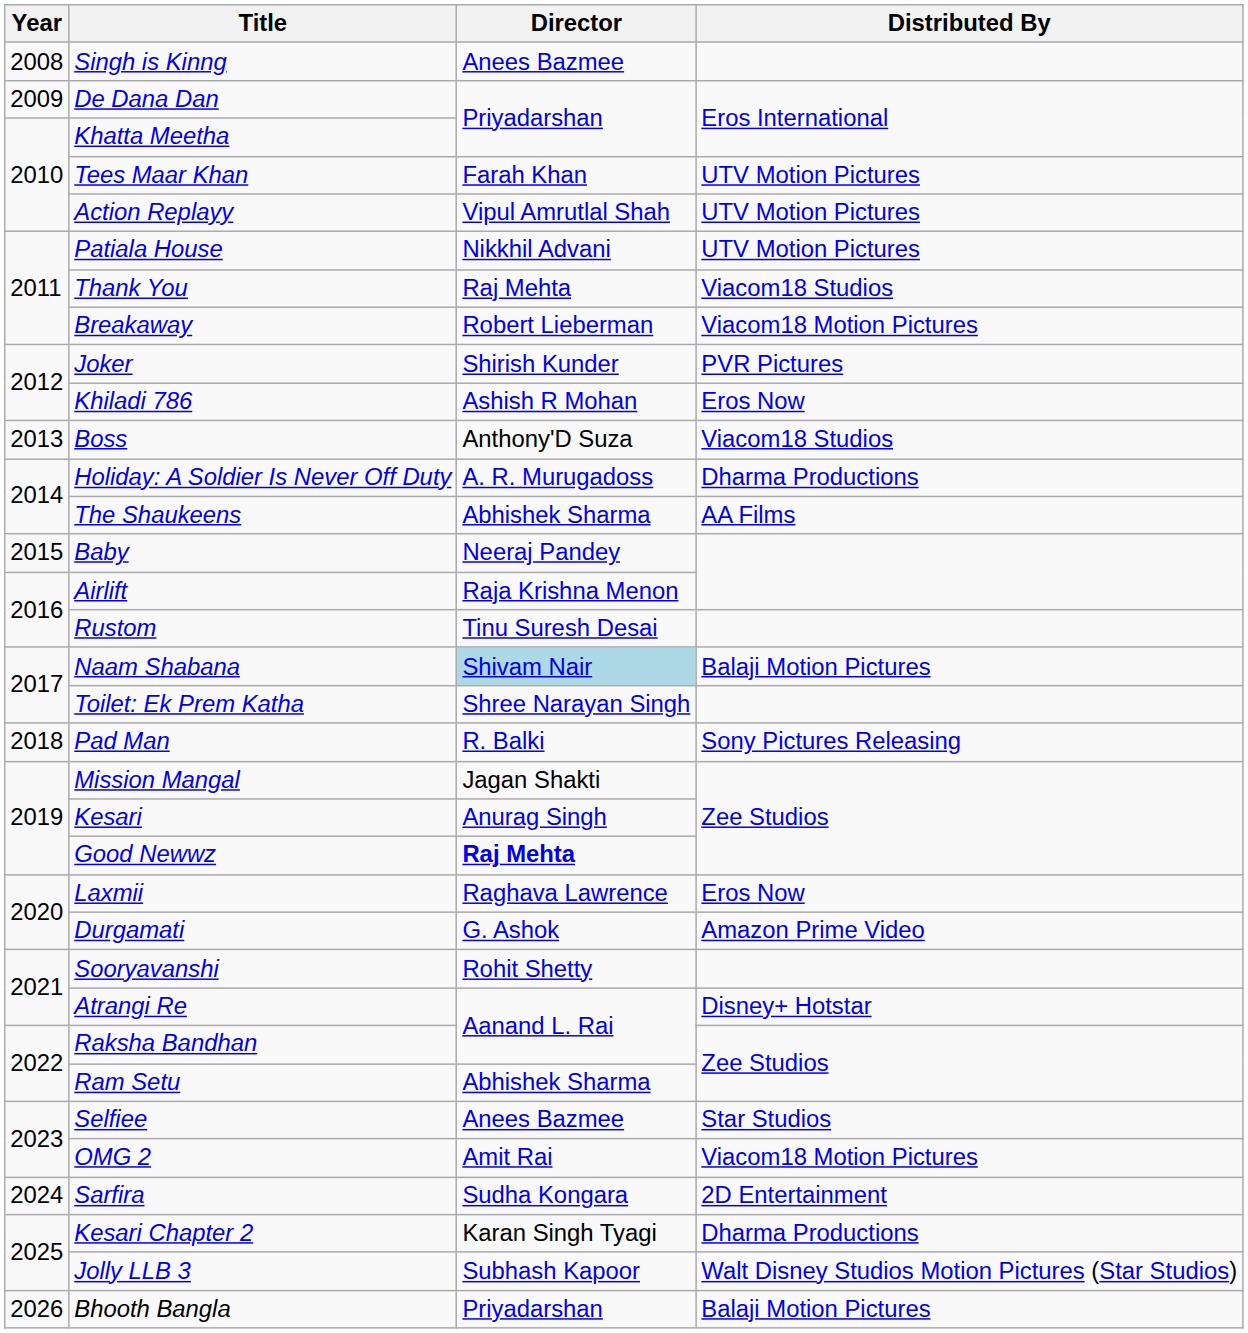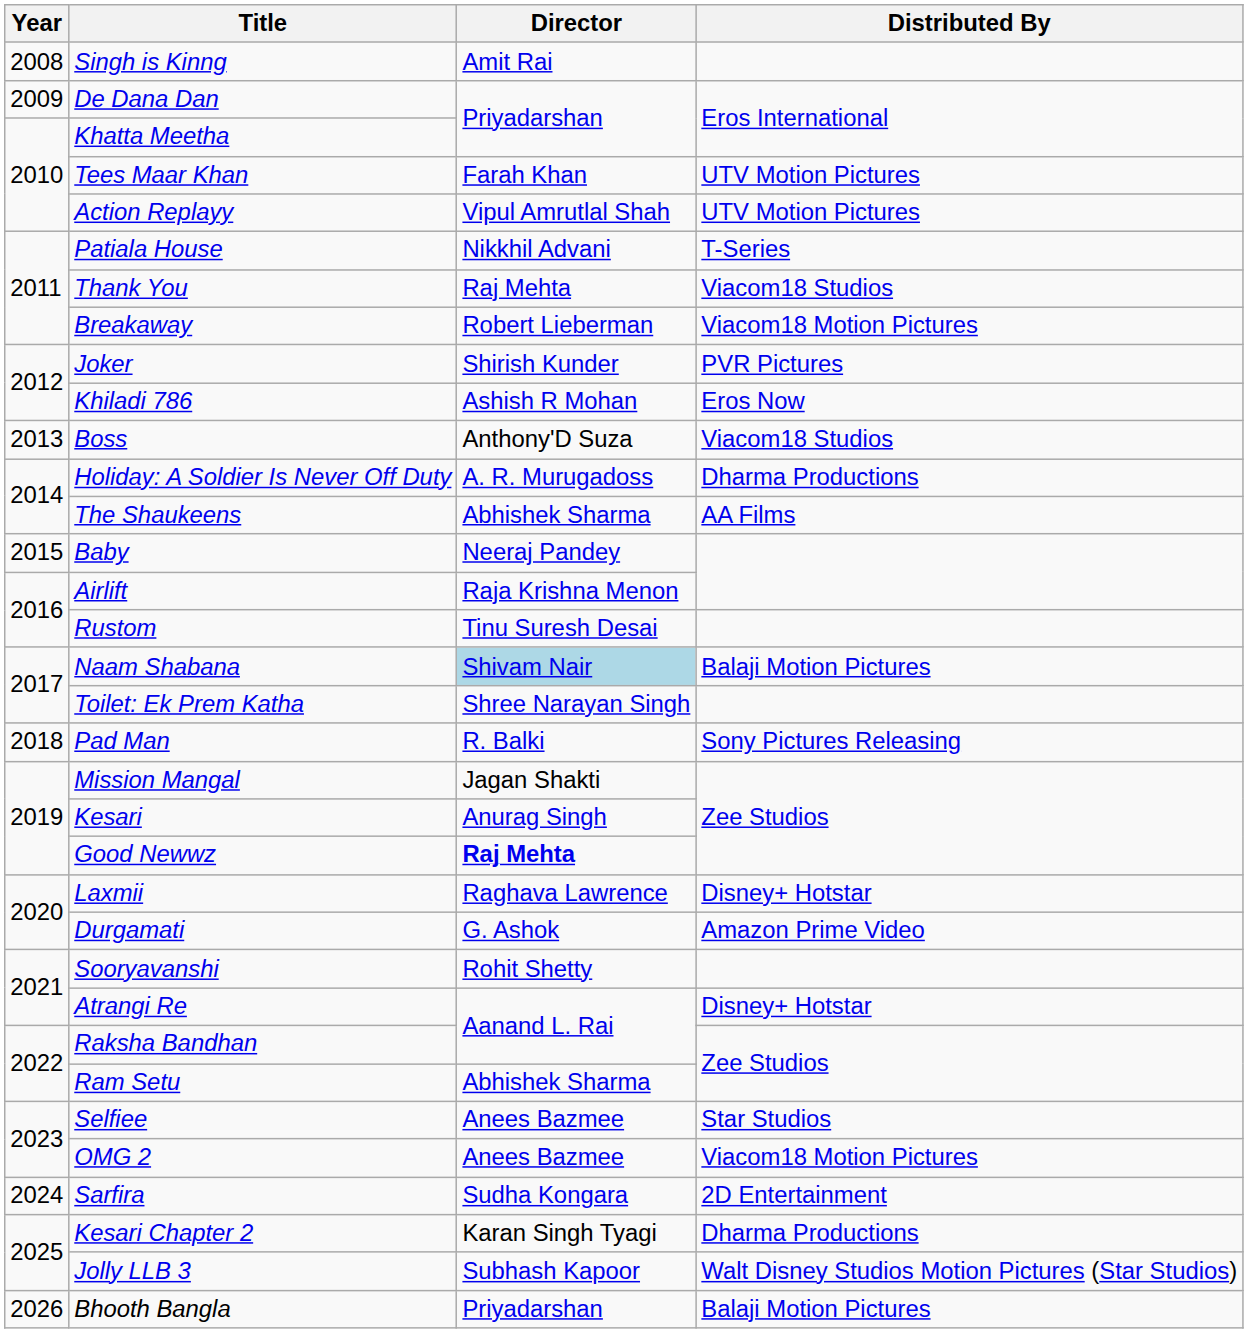(543, 61) Anees Bazmee -> (507, 61) Amit Rai
(811, 250) UTV Motion Pictures -> (746, 250) T-Series
(753, 893) Eros Now -> (786, 893) Disney+ Hotstar
(507, 1157) Amit Rai -> (543, 1157) Anees Bazmee
